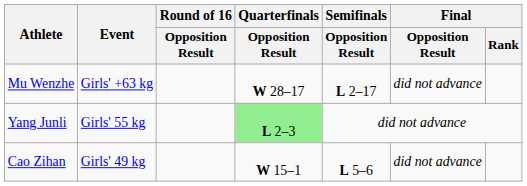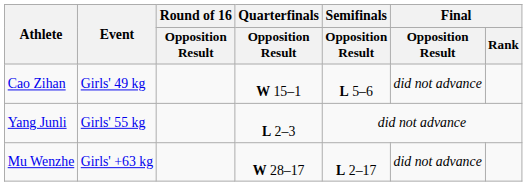rows swapped: (37, 162) <-> (41, 84)
(279, 131) lightgreen background -> (279, 131) no background
